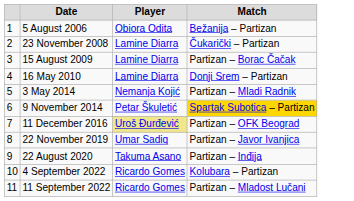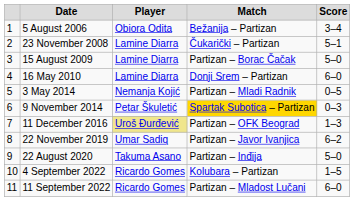+ column: (333, 12)
